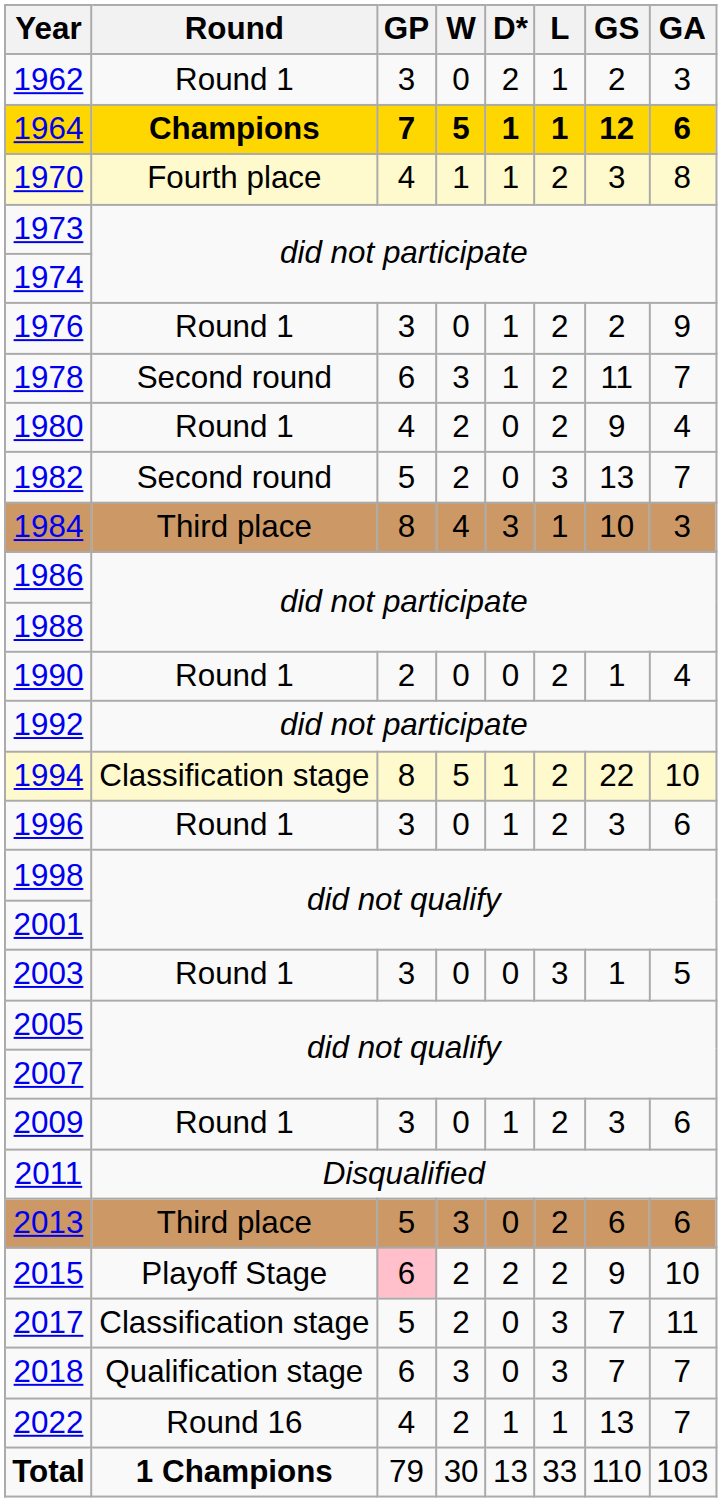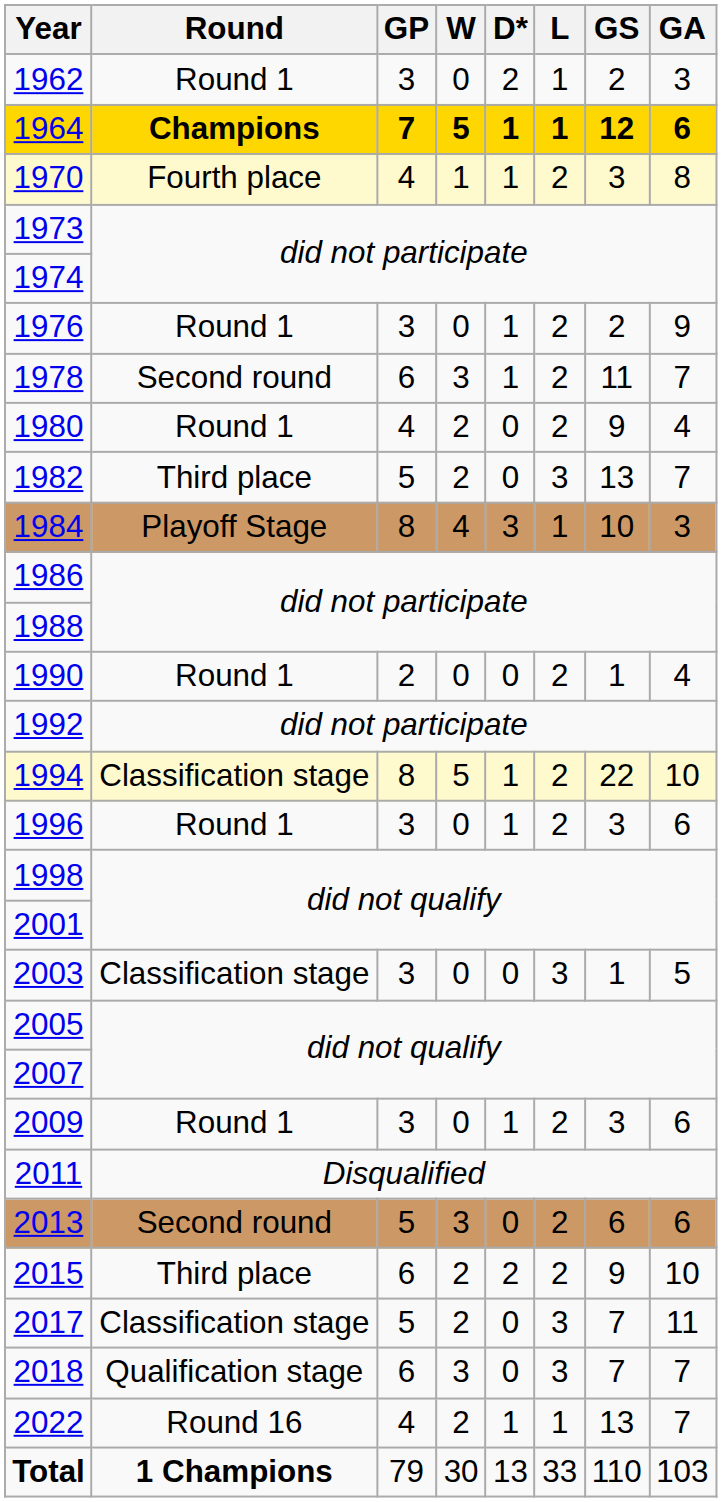(234, 476) Second round -> (234, 476) Third place
(234, 526) Third place -> (234, 526) Playoff Stage
(234, 974) Round 1 -> (234, 974) Classification stage
(234, 1223) Third place -> (234, 1223) Second round
(234, 1272) Playoff Stage -> (234, 1272) Third place
(407, 1272) pink background -> (407, 1272) no background
